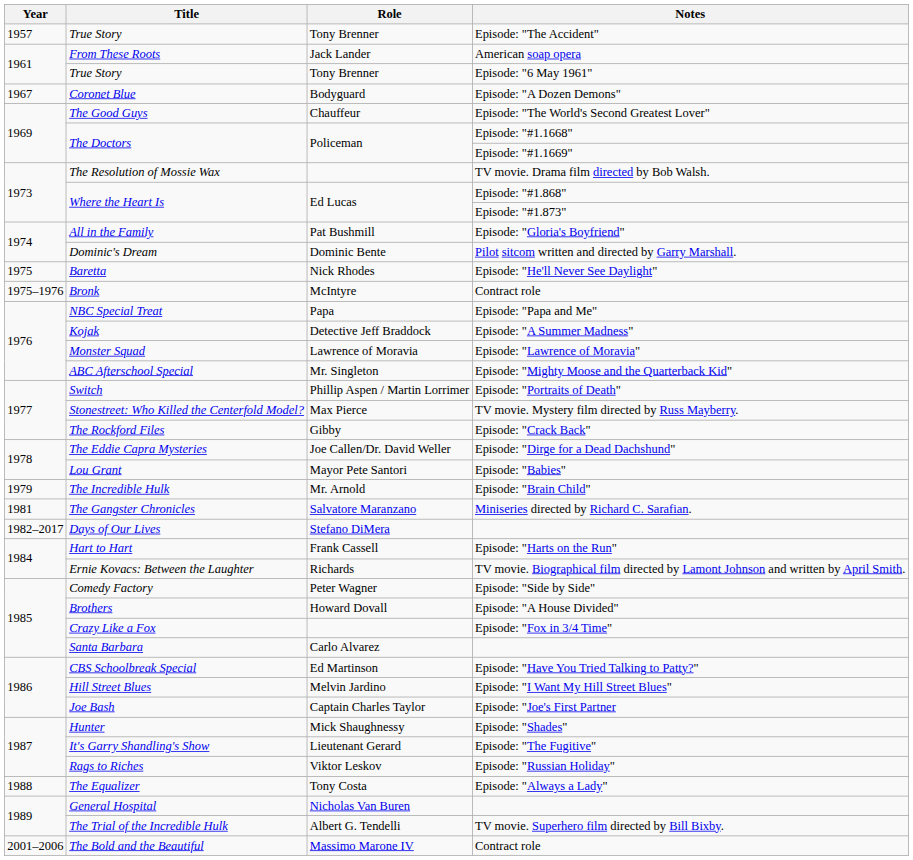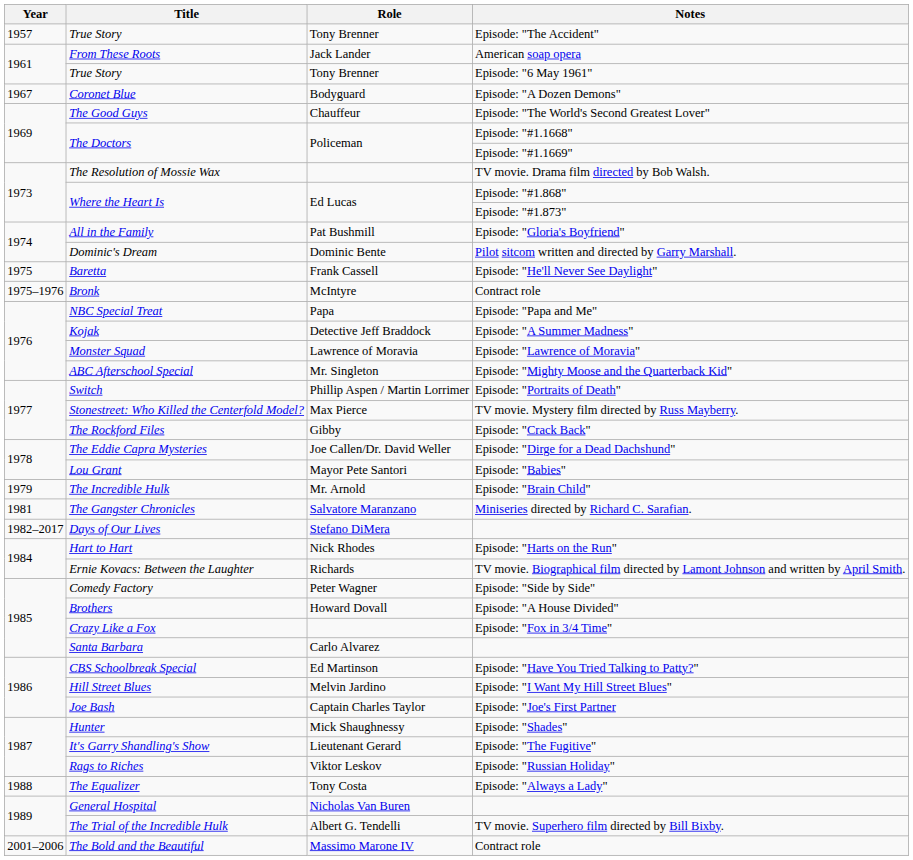(342, 271) Nick Rhodes -> (344, 271) Frank Cassell
(344, 548) Frank Cassell -> (342, 548) Nick Rhodes
